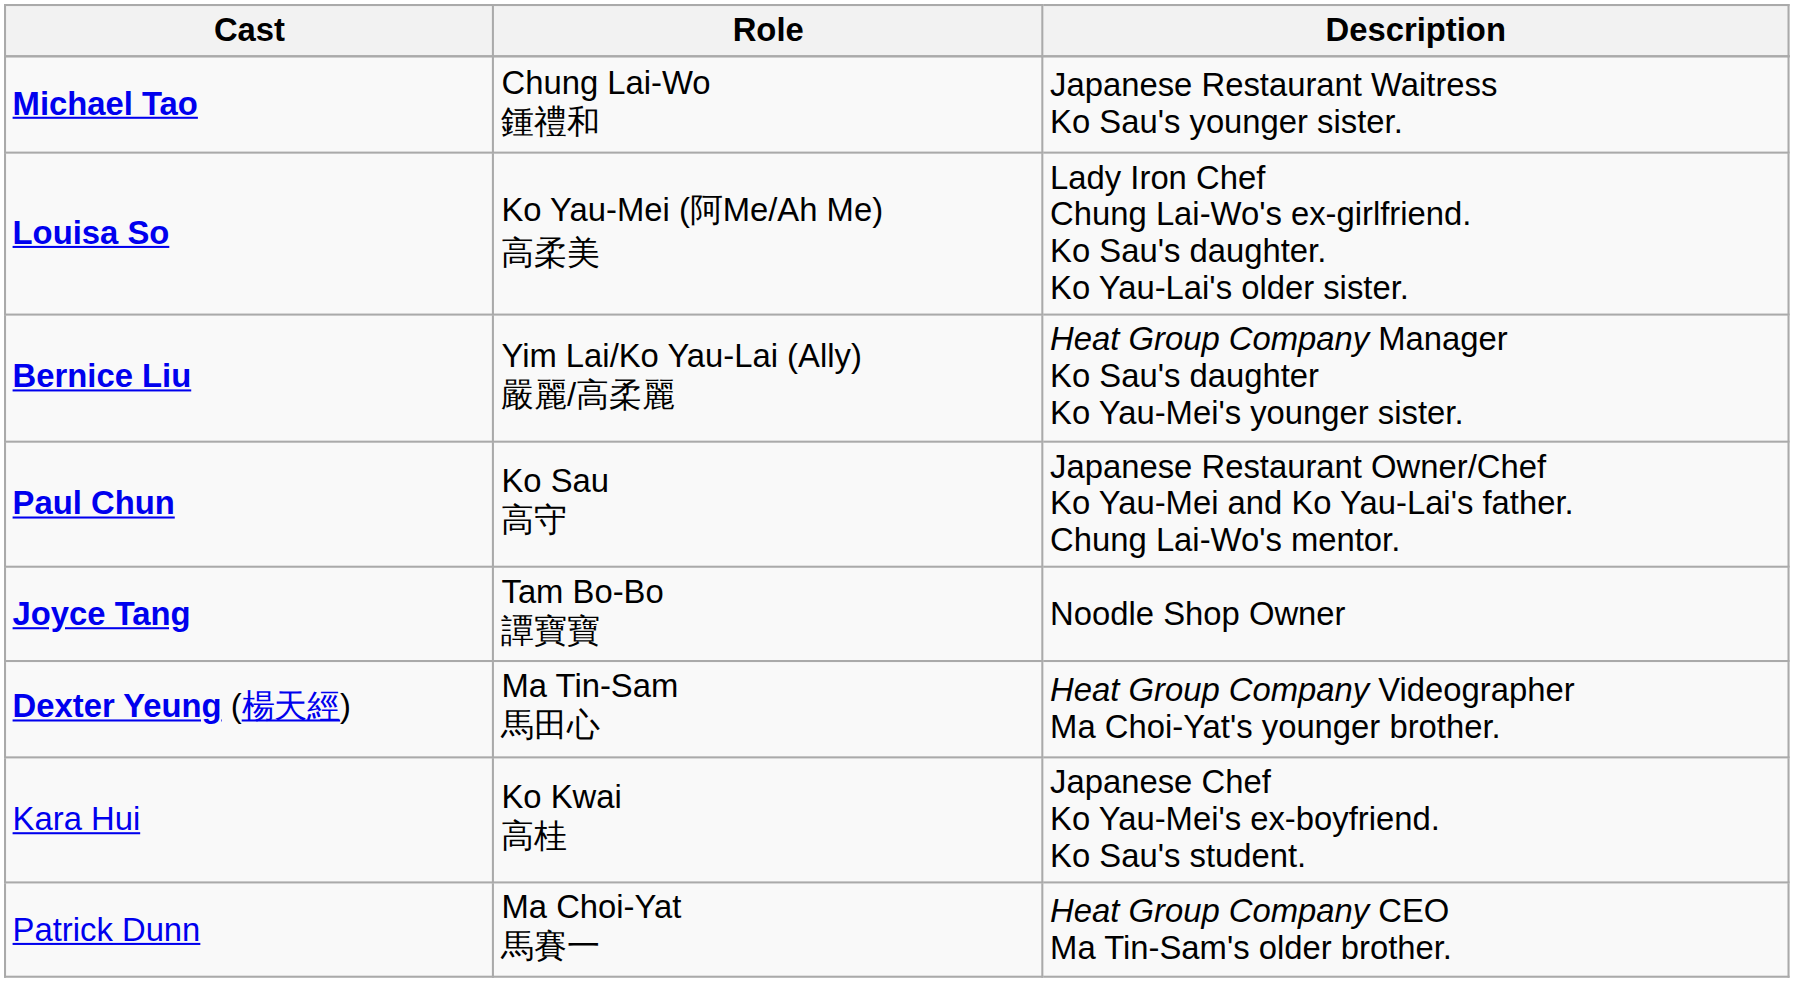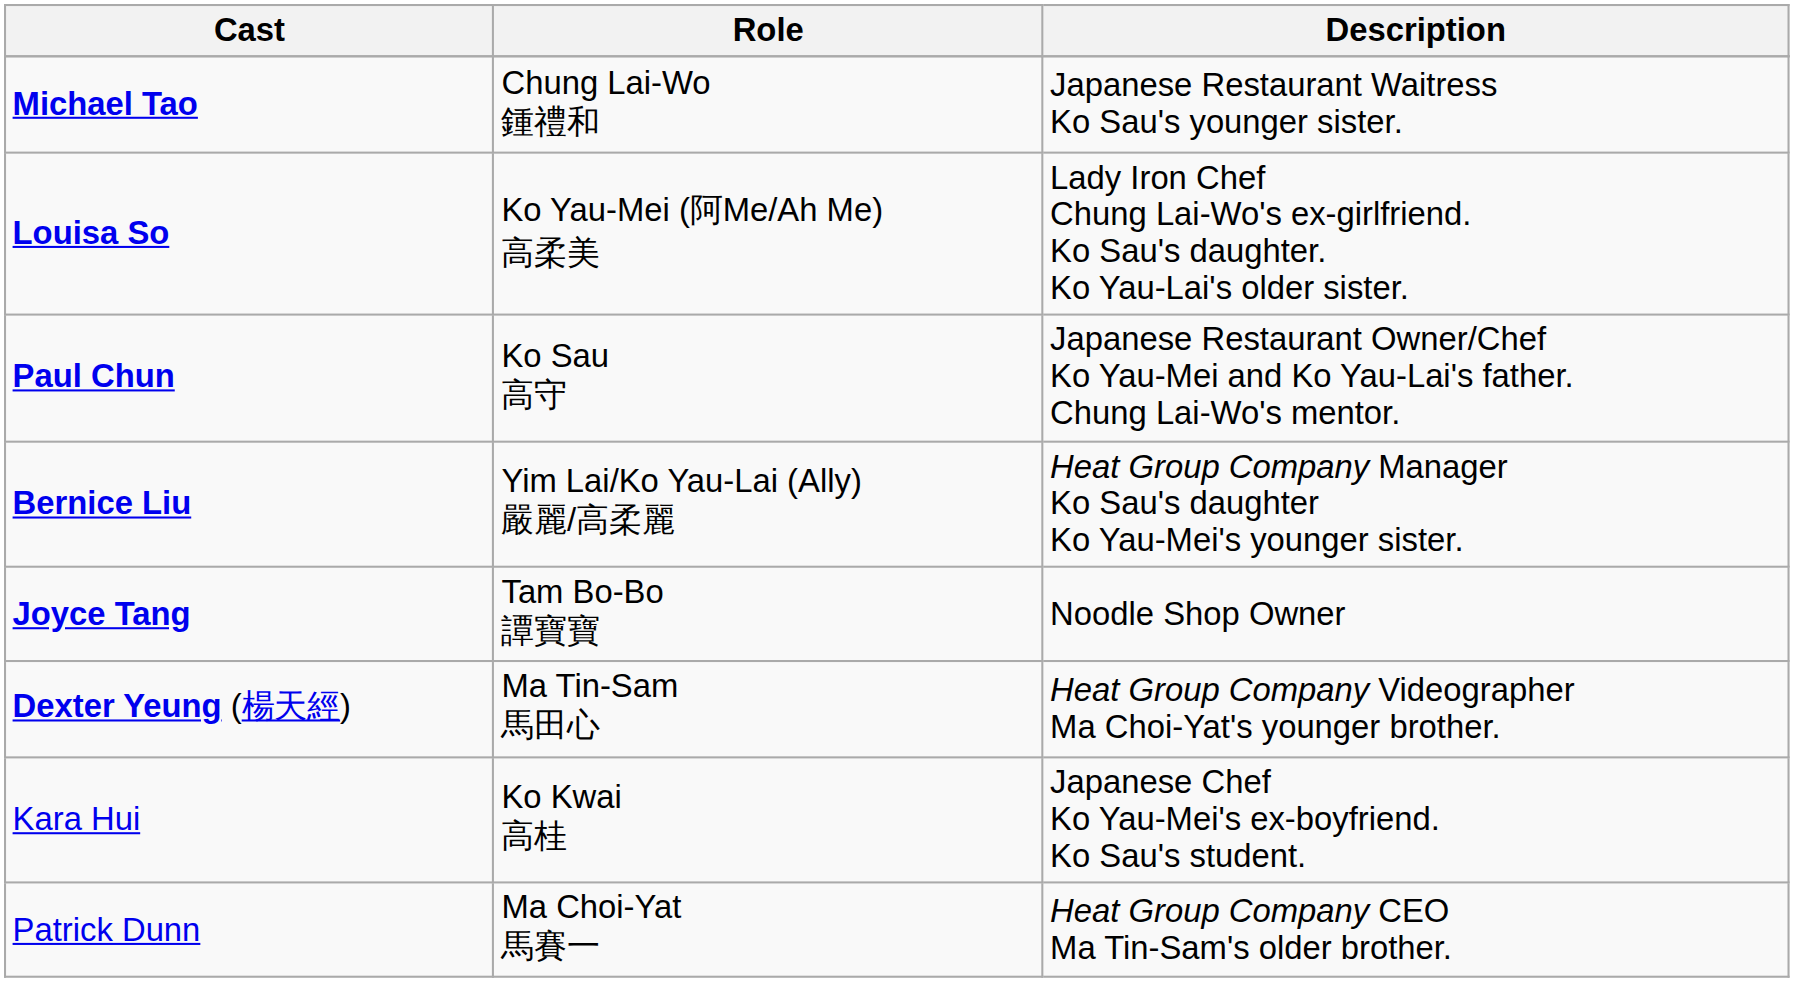rows swapped: (102, 377) <-> (94, 503)
